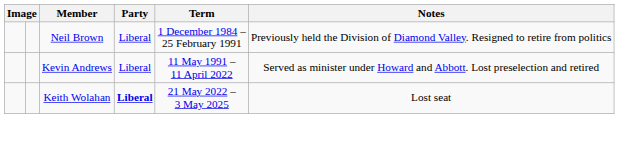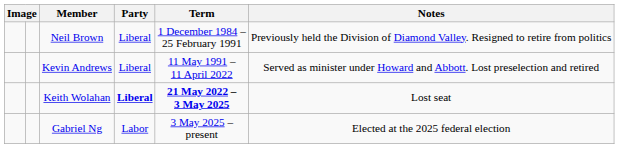(202, 98) normal -> (202, 98) bold
+ row: (77, 128)
